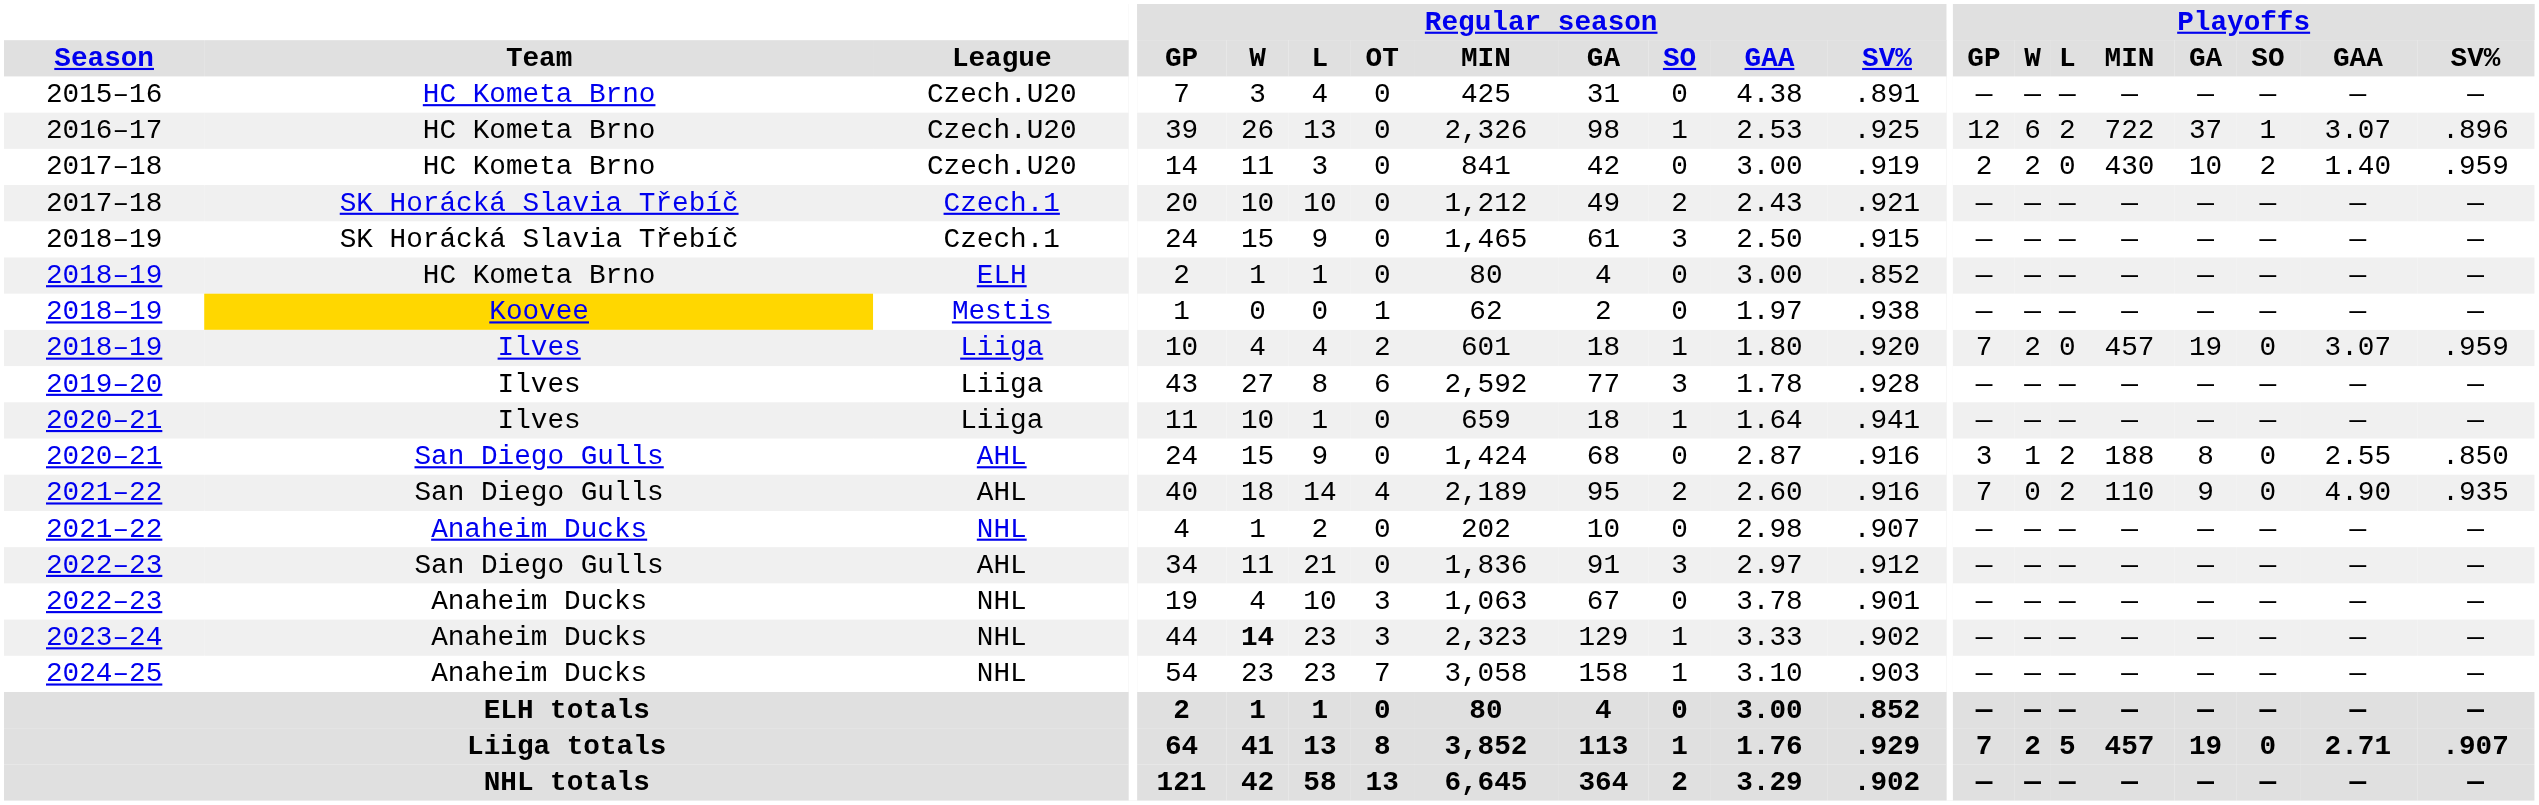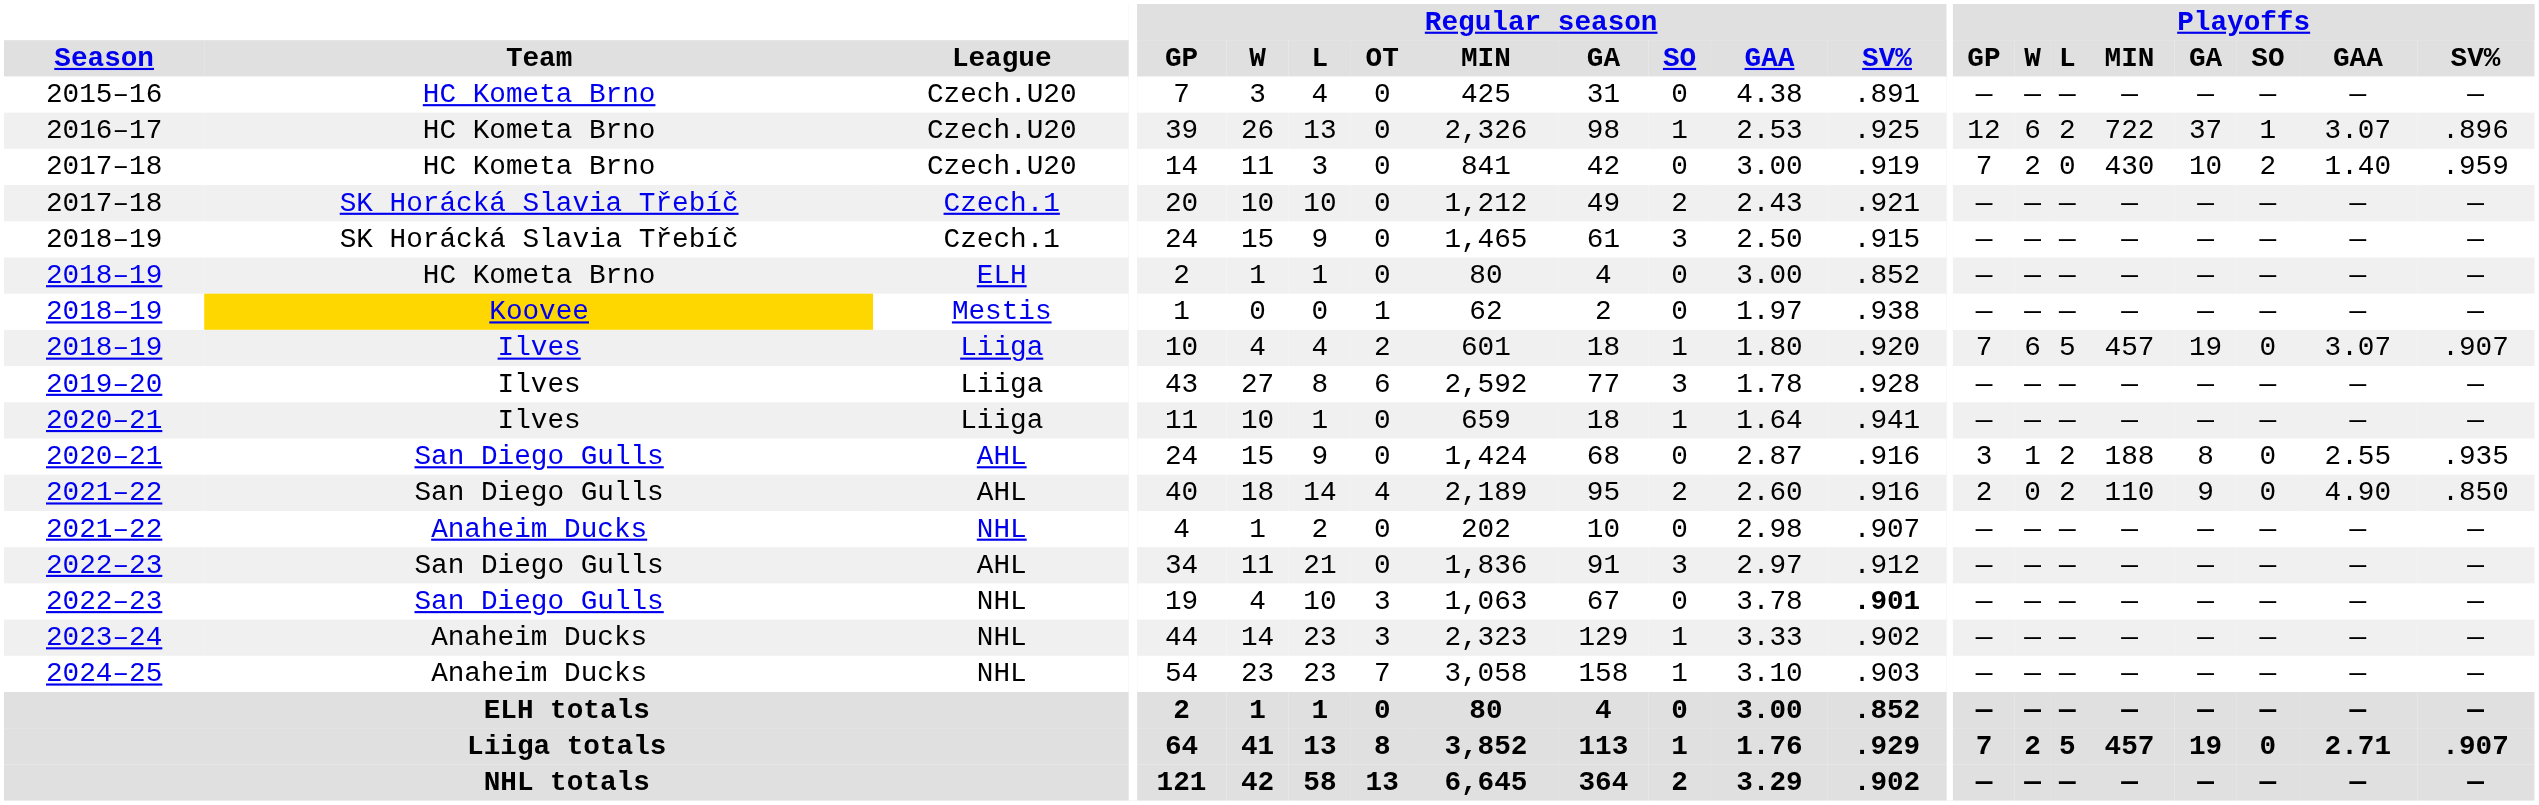(1984, 167) 2 -> (1984, 167) 7
(2032, 348) 2 -> (2032, 348) 6
(2067, 348) 0 -> (2067, 348) 5
(2476, 348) .959 -> (2476, 348) .907
(2476, 457) .850 -> (2476, 457) .935
(1984, 493) 7 -> (1984, 493) 2
(2476, 493) .935 -> (2476, 493) .850
(539, 601) Anaheim Ducks -> (539, 601) San Diego Gulls
(1887, 601) normal -> (1887, 601) bold
(1258, 638) bold -> (1258, 638) normal
